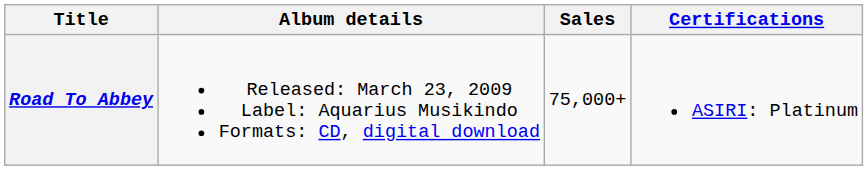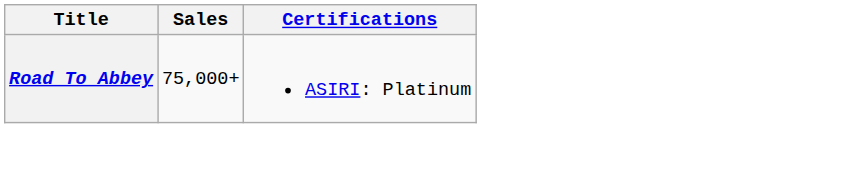- column: (351, 20)
